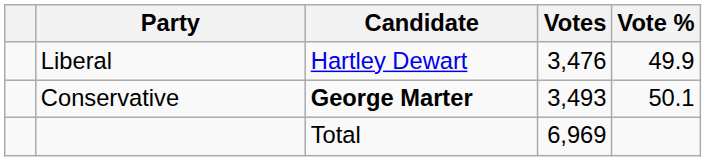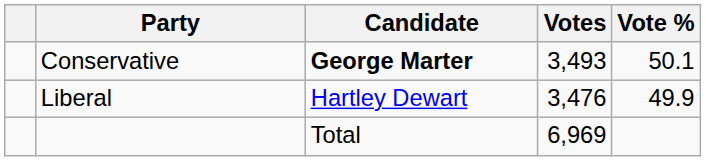rows swapped: (110, 98) <-> (76, 60)
